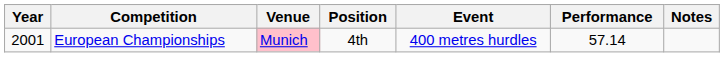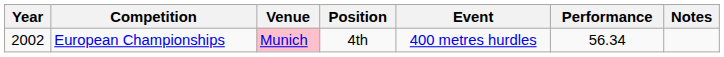(28, 40) 2001 -> (28, 40) 2002
(607, 40) 57.14 -> (607, 40) 56.34
